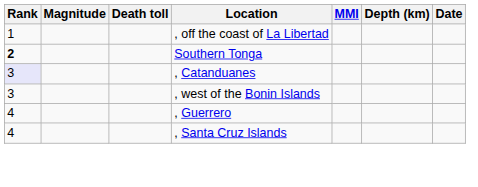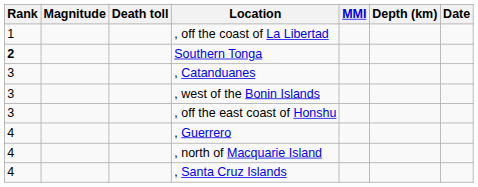(11, 73) lavender background -> (11, 73) no background
+ row: (255, 113)
+ row: (248, 152)
